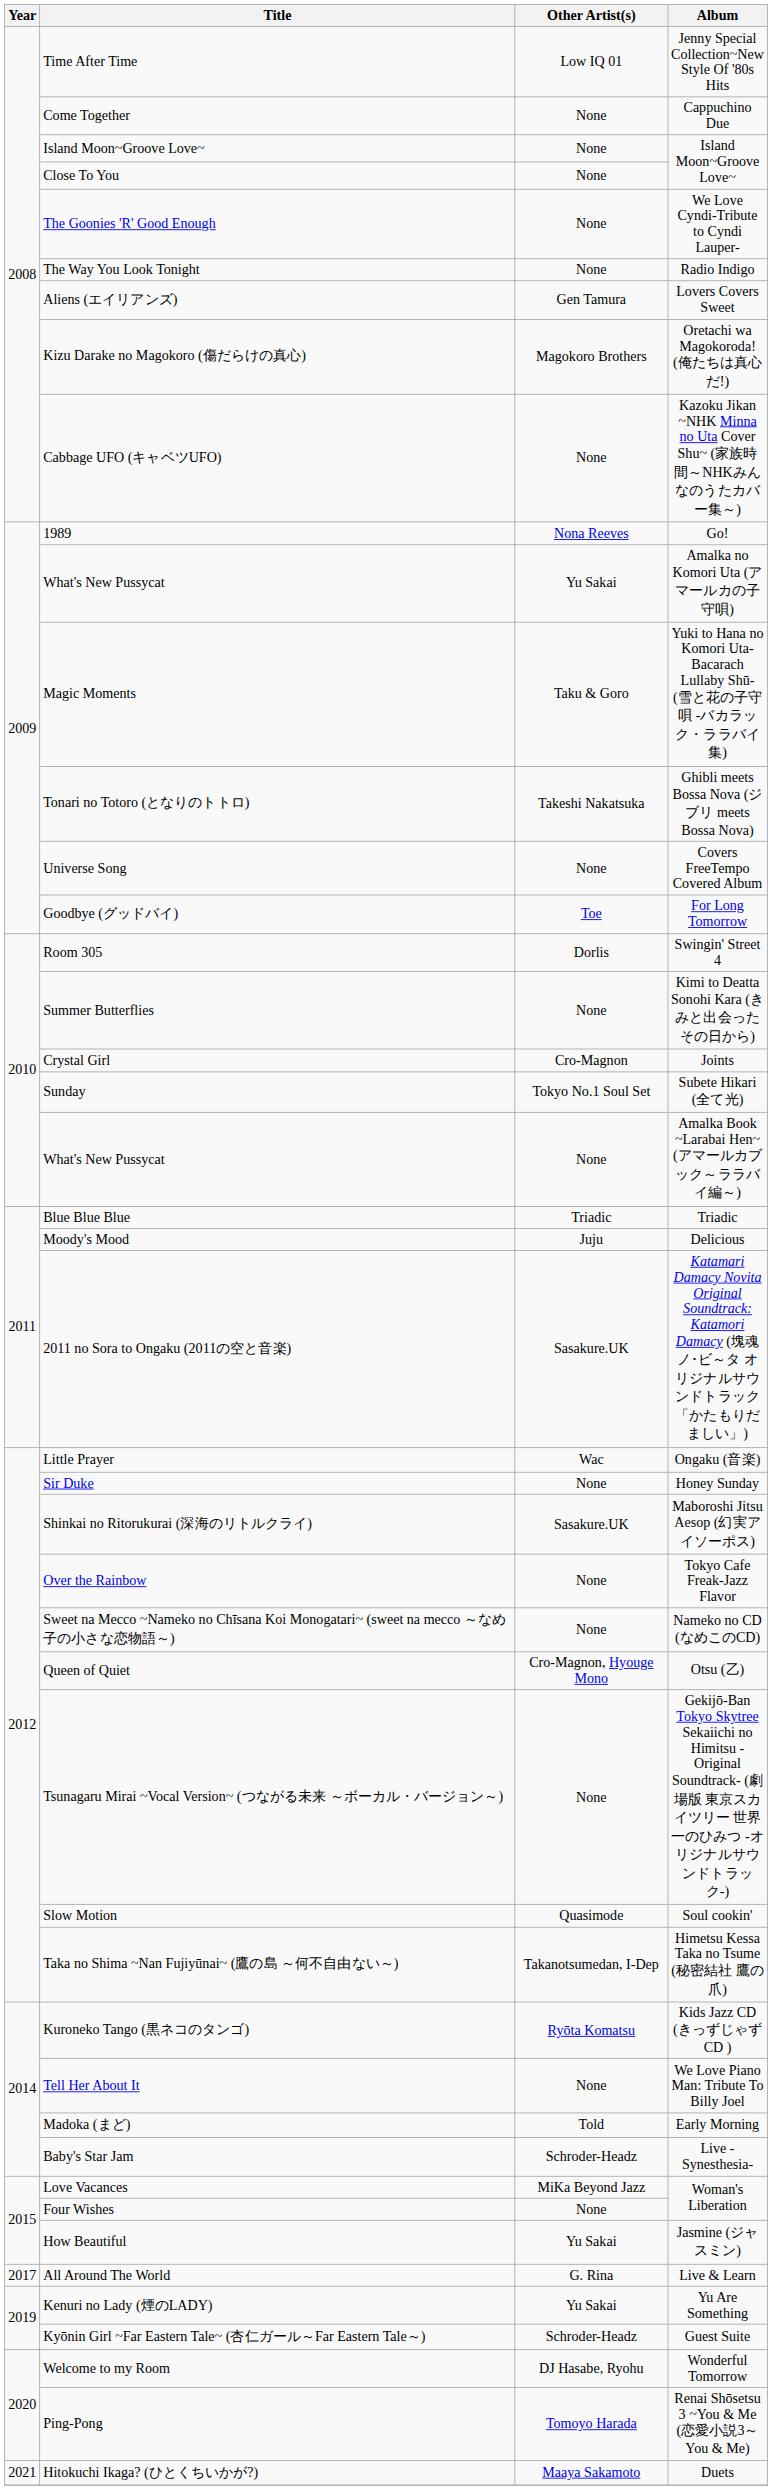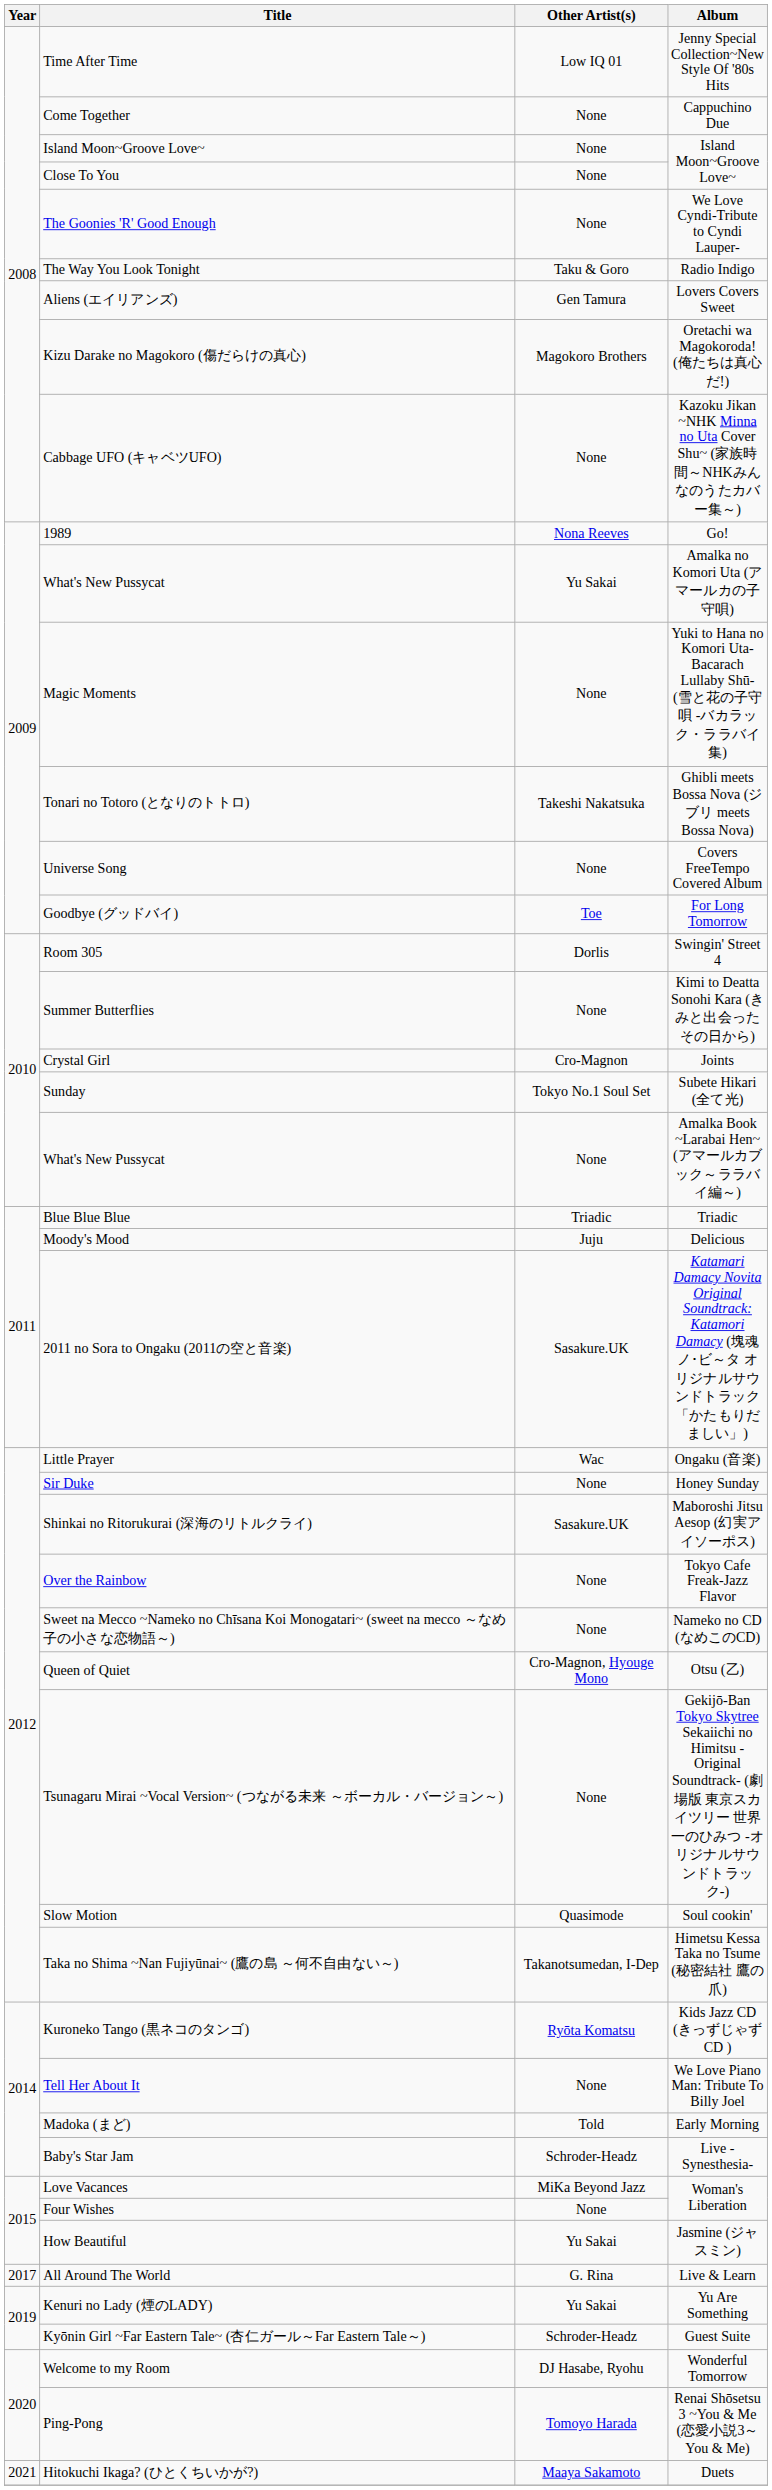(591, 269) None -> (591, 269) Taku & Goro
(591, 694) Taku & Goro -> (591, 694) None
